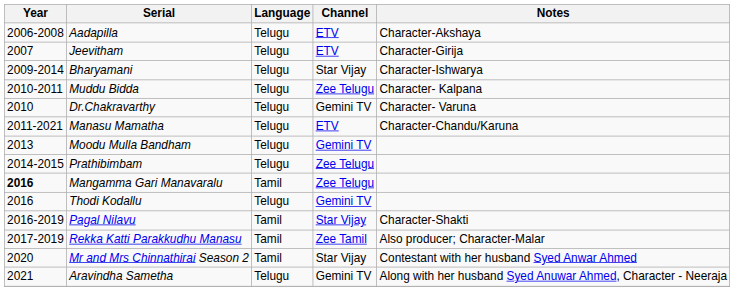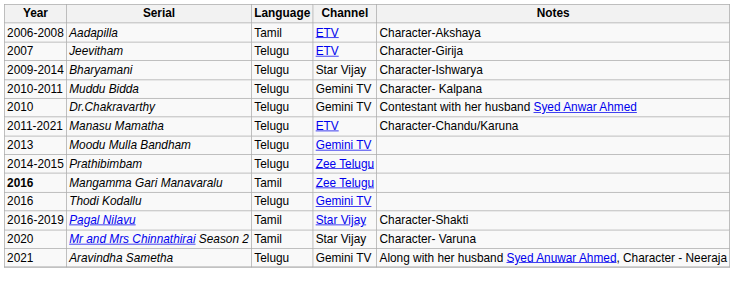(272, 32) Telugu -> (268, 32) Tamil
(345, 88) Zee Telugu -> (344, 88) Gemini TV
(428, 107) Character- Varuna -> (508, 107) Contestant with her husband Syed Anwar Ahmed
- row: (155, 239)
(508, 257) Contestant with her husband Syed Anwar Ahmed -> (428, 239) Character- Varuna
